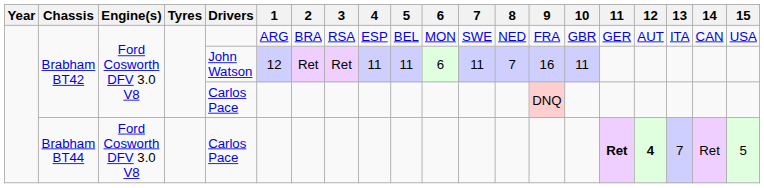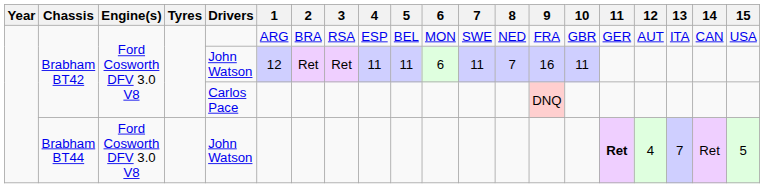(227, 151) Carlos Pace -> (230, 151) John Watson
(651, 151) bold -> (651, 151) normal
